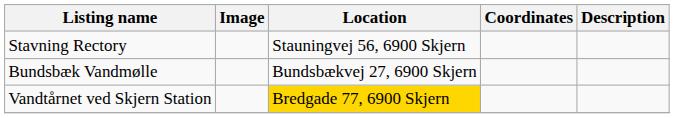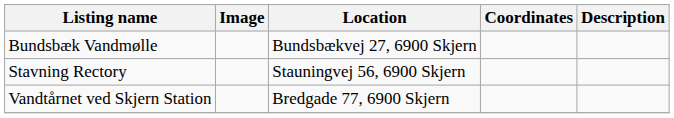rows swapped: (83, 71) <-> (68, 44)
(361, 98) gold background -> (361, 98) no background
